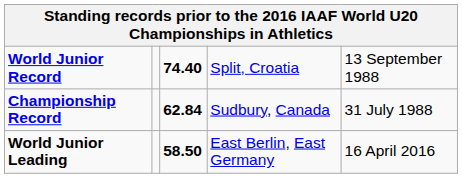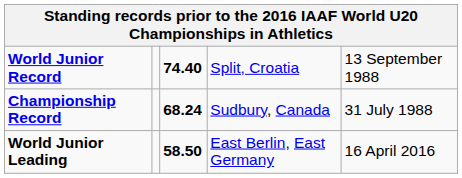(183, 109) 62.84 -> (183, 109) 68.24
